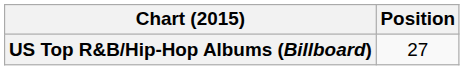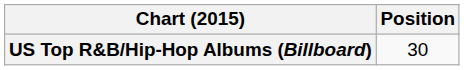(418, 49) 27 -> (418, 49) 30
